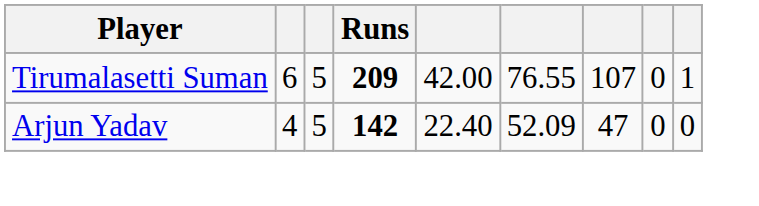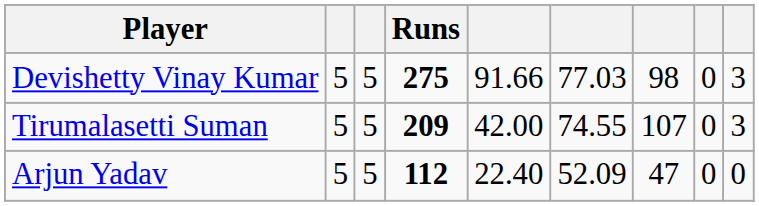+ row: (165, 77)
(290, 77) 6 -> (340, 126) 5
(541, 77) 76.55 -> (592, 126) 74.55
(687, 77) 1 -> (738, 126) 3
(290, 126) 4 -> (340, 175) 5
(375, 126) 142 -> (426, 175) 112
